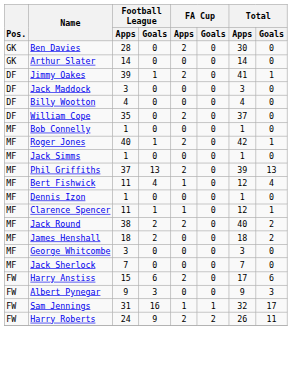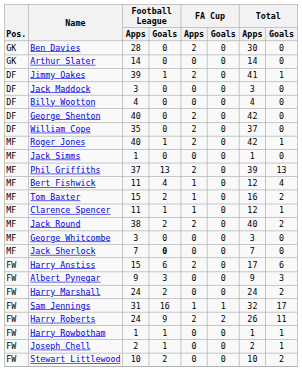+ row: (65, 116)
- row: (60, 129)
+ row: (55, 197)
- row: (58, 197)
- row: (65, 238)
(155, 265) normal -> (165, 251) bold
+ row: (65, 292)
+ row: (68, 333)
+ row: (60, 346)
+ row: (75, 360)
